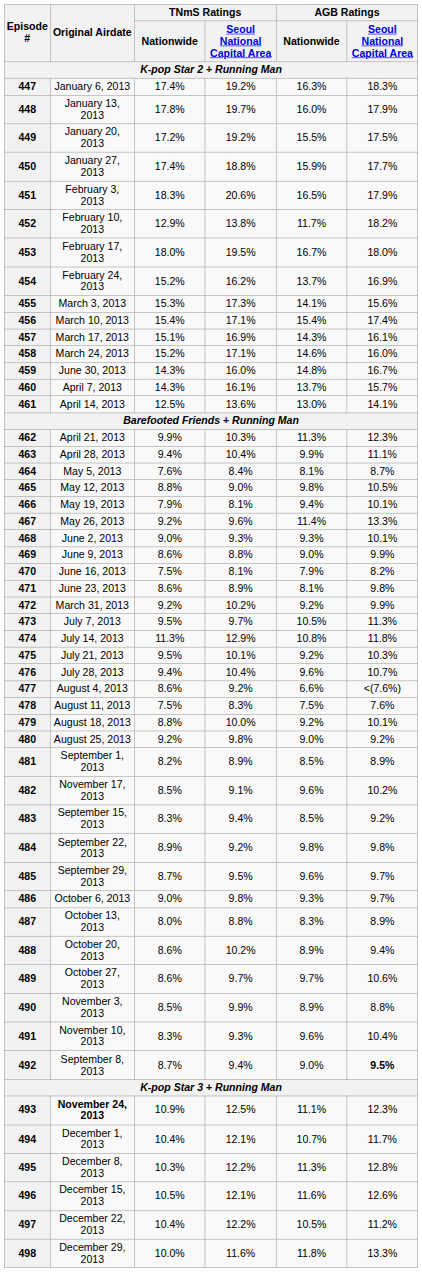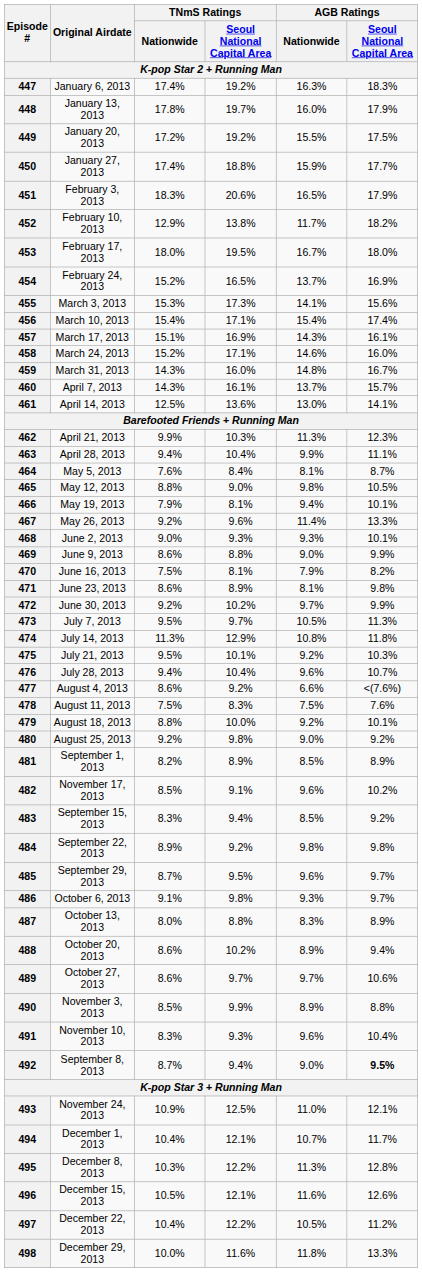(241, 281) 16.2% -> (241, 281) 16.5%
(92, 371) June 30, 2013 -> (92, 371) March 31, 2013
(92, 605) March 31, 2013 -> (92, 605) June 30, 2013
(312, 605) 9.2% -> (312, 605) 9.7%
(170, 899) 9.0% -> (170, 899) 9.1%
(92, 1110) bold -> (92, 1110) normal
(312, 1110) 11.1% -> (312, 1110) 11.0%
(382, 1110) 12.3% -> (382, 1110) 12.1%
